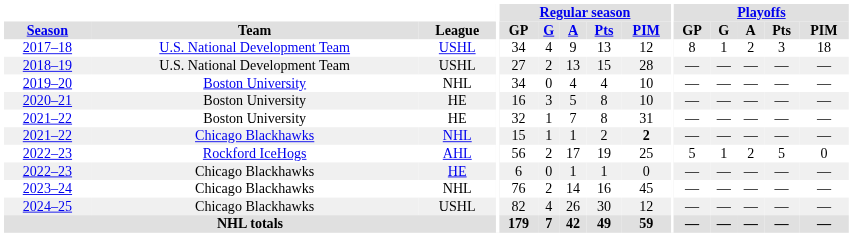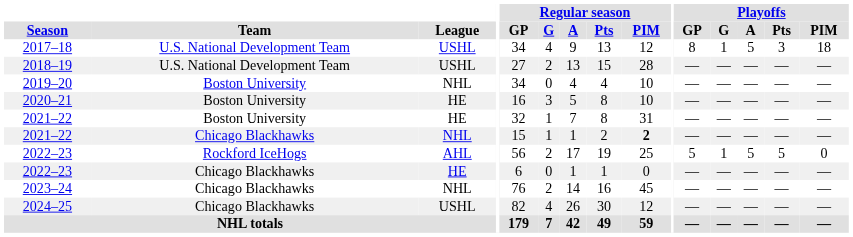(751, 48) 2 -> (751, 48) 5
(751, 153) 2 -> (751, 153) 5
